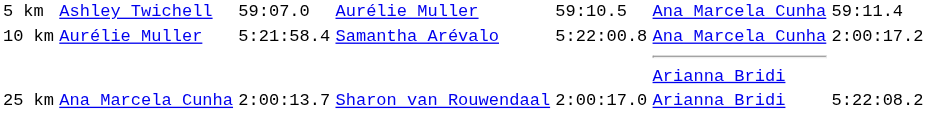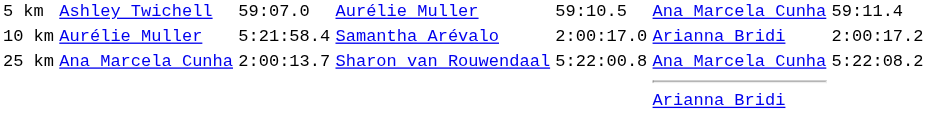(601, 37) 5:22:00.8 -> (601, 37) 2:00:17.0
(739, 56) Ana Marcela Cunha Arianna Bridi -> (719, 37) Arianna Bridi
(601, 101) 2:00:17.0 -> (601, 62) 5:22:00.8
(719, 101) Arianna Bridi -> (739, 81) Ana Marcela Cunha Arianna Bridi
